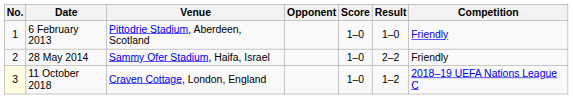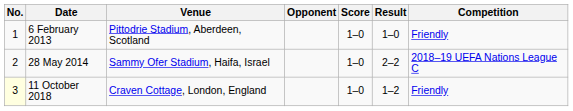(430, 57) Friendly -> (484, 63) 2018–19 UEFA Nations League C
(484, 79) 2018–19 UEFA Nations League C -> (430, 91) Friendly
